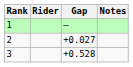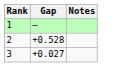- column: (46, 12)
(79, 41) +0.027 -> (48, 41) +0.528
(79, 55) +0.528 -> (48, 55) +0.027
